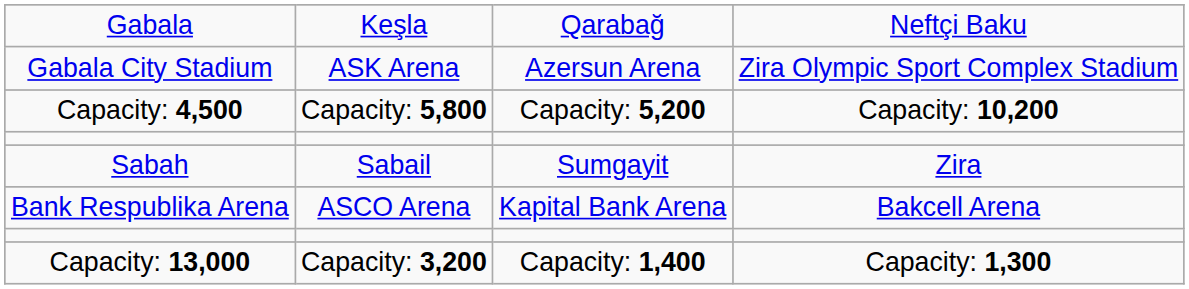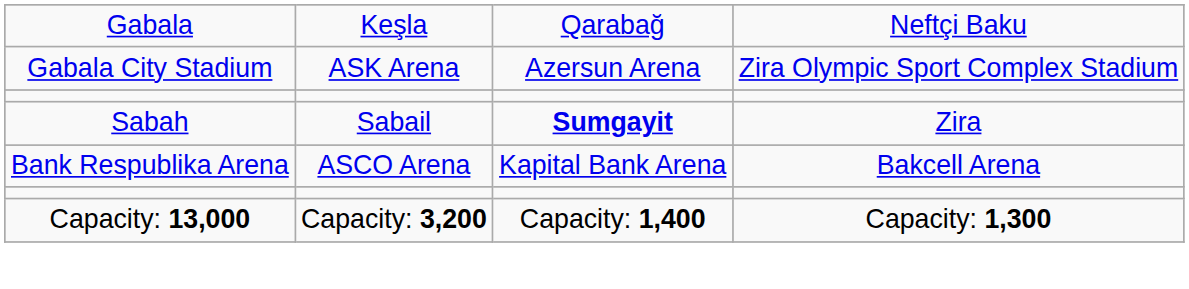- row: (150, 110)
(613, 165) normal -> (613, 122) bold
